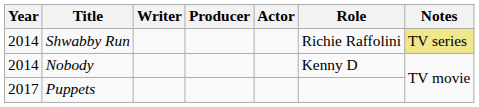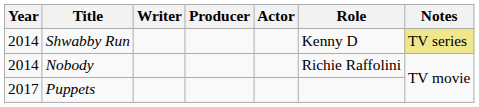(351, 41) Richie Raffolini -> (330, 41) Kenny D
(330, 65) Kenny D -> (351, 65) Richie Raffolini
